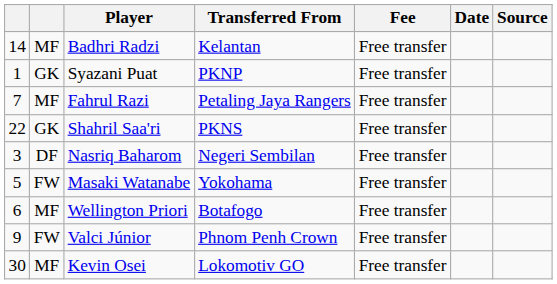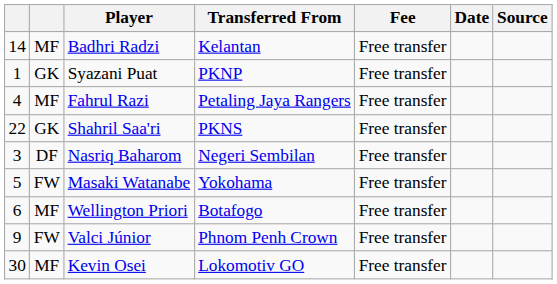(17, 100) 7 -> (17, 100) 4
